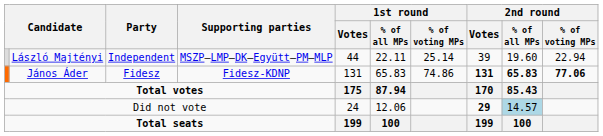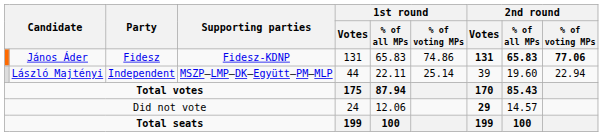rows swapped: (57, 74) <-> (57, 57)
(522, 107) lightblue background -> (522, 107) no background
